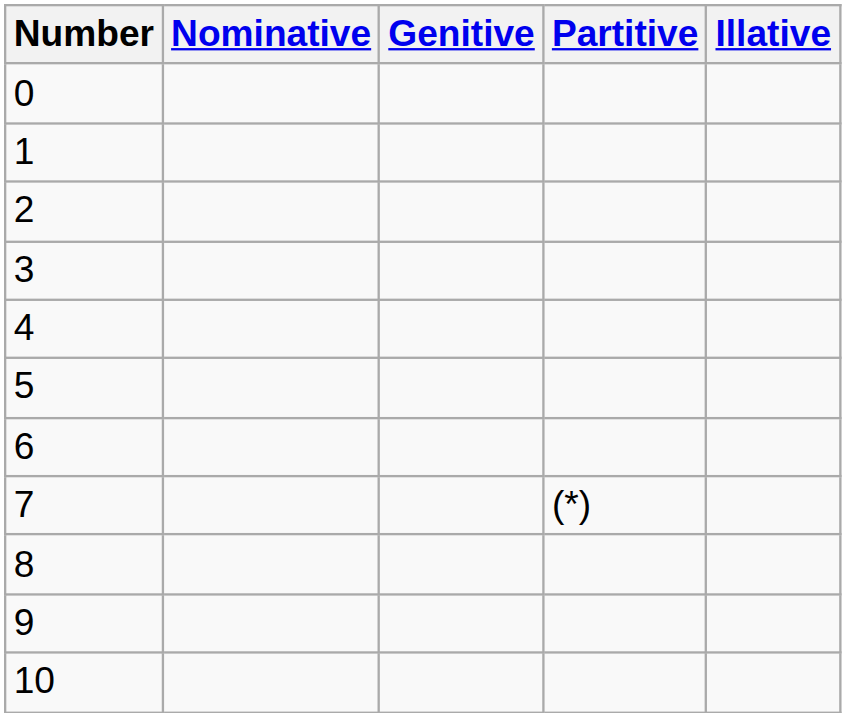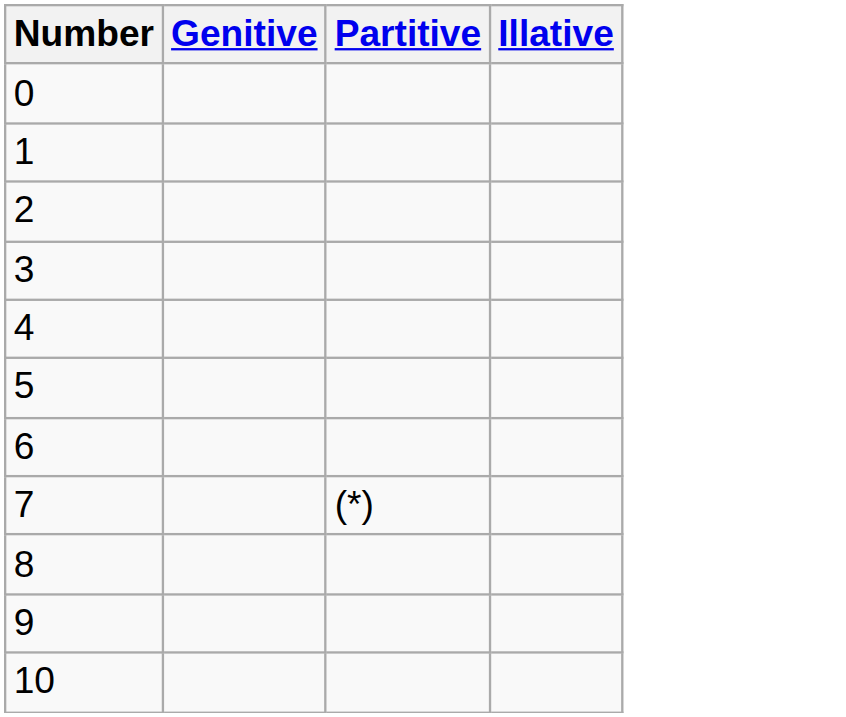- column: (271, 33)
